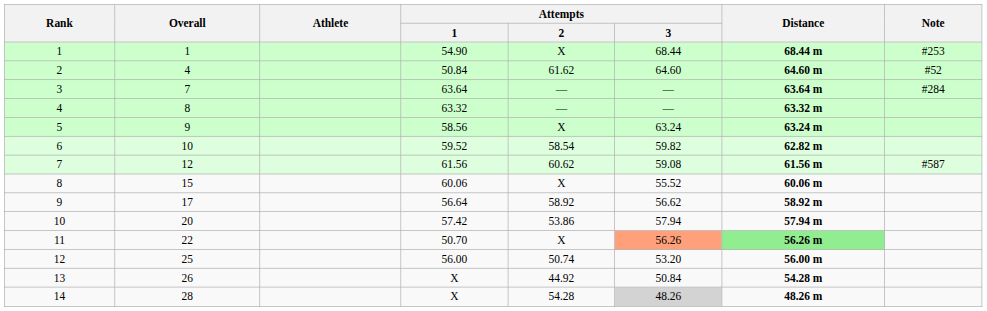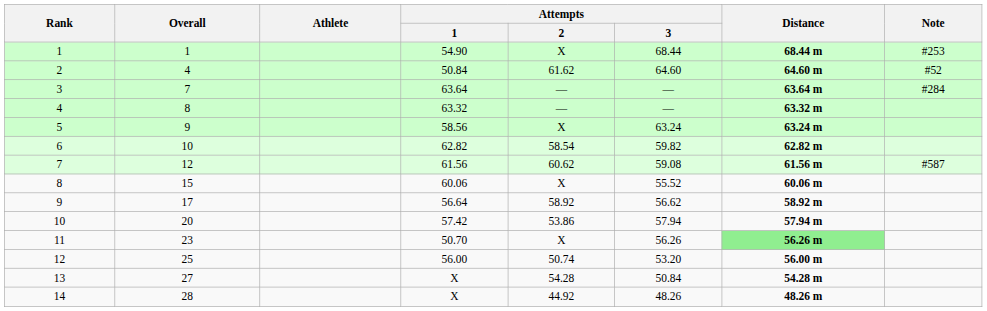(454, 145) 59.52 -> (454, 145) 62.82
(187, 239) 22 -> (187, 239) 23
(668, 239) lightsalmon background -> (668, 239) no background
(187, 277) 26 -> (187, 277) 27
(561, 277) 44.92 -> (561, 277) 54.28
(561, 296) 54.28 -> (561, 296) 44.92
(668, 296) lightgrey background -> (668, 296) no background
